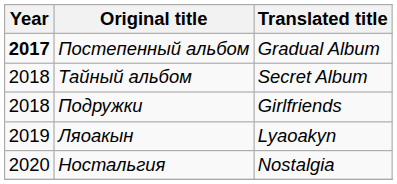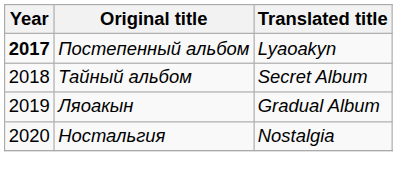(319, 48) Gradual Album -> (297, 48) Lyaoakyn
- row: (100, 106)
(297, 135) Lyaoakyn -> (319, 106) Gradual Album
